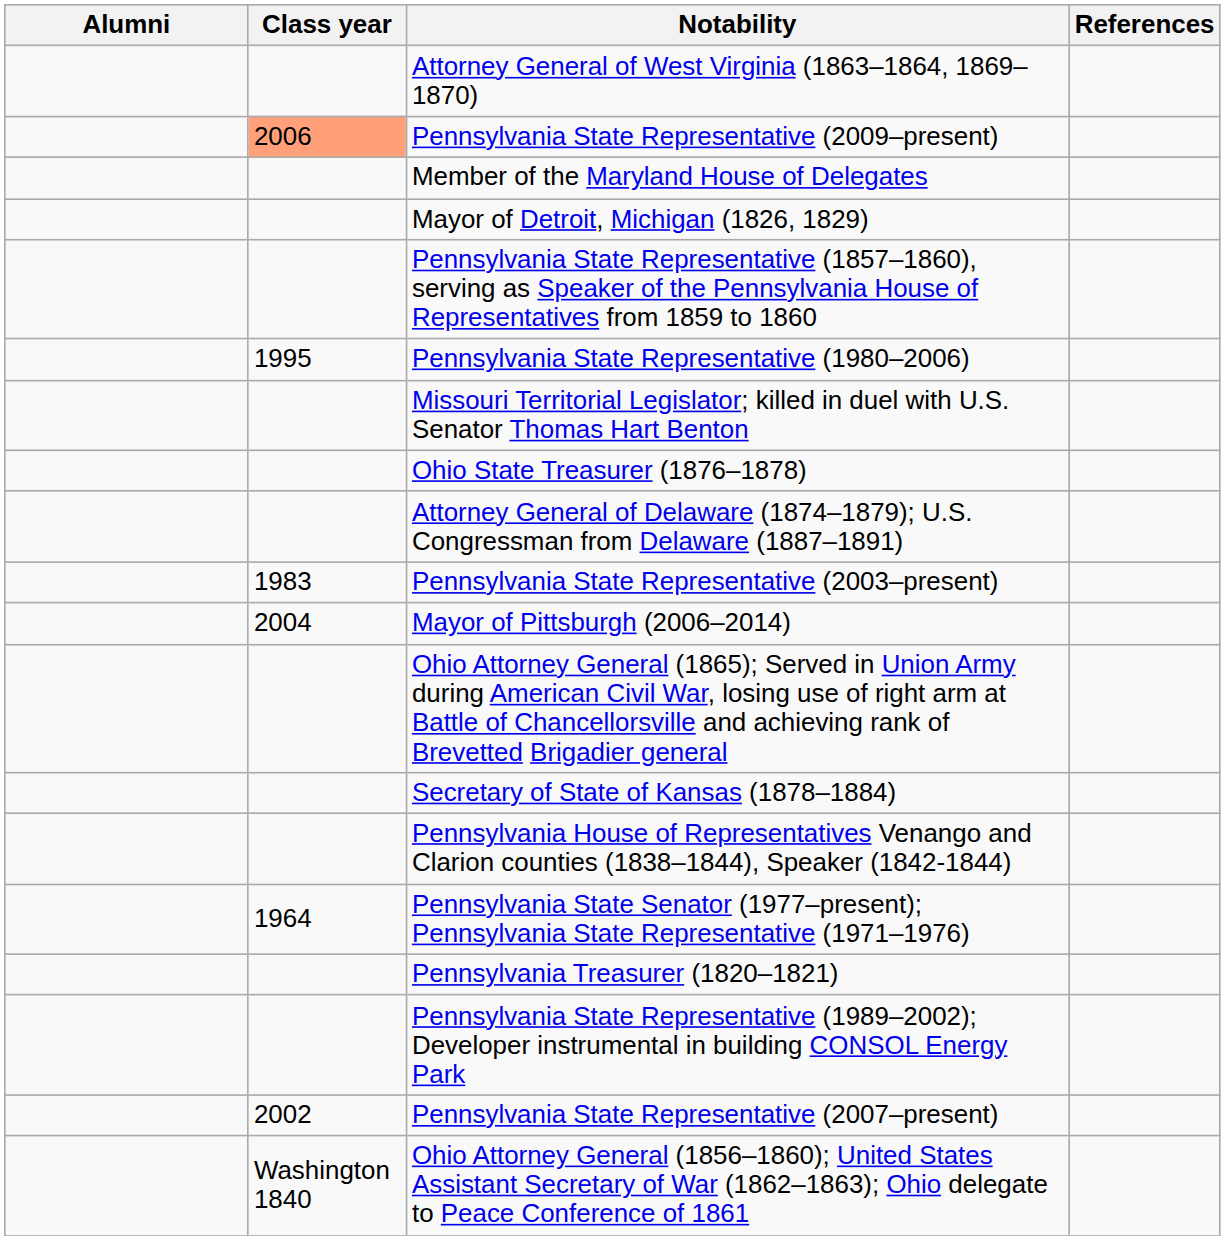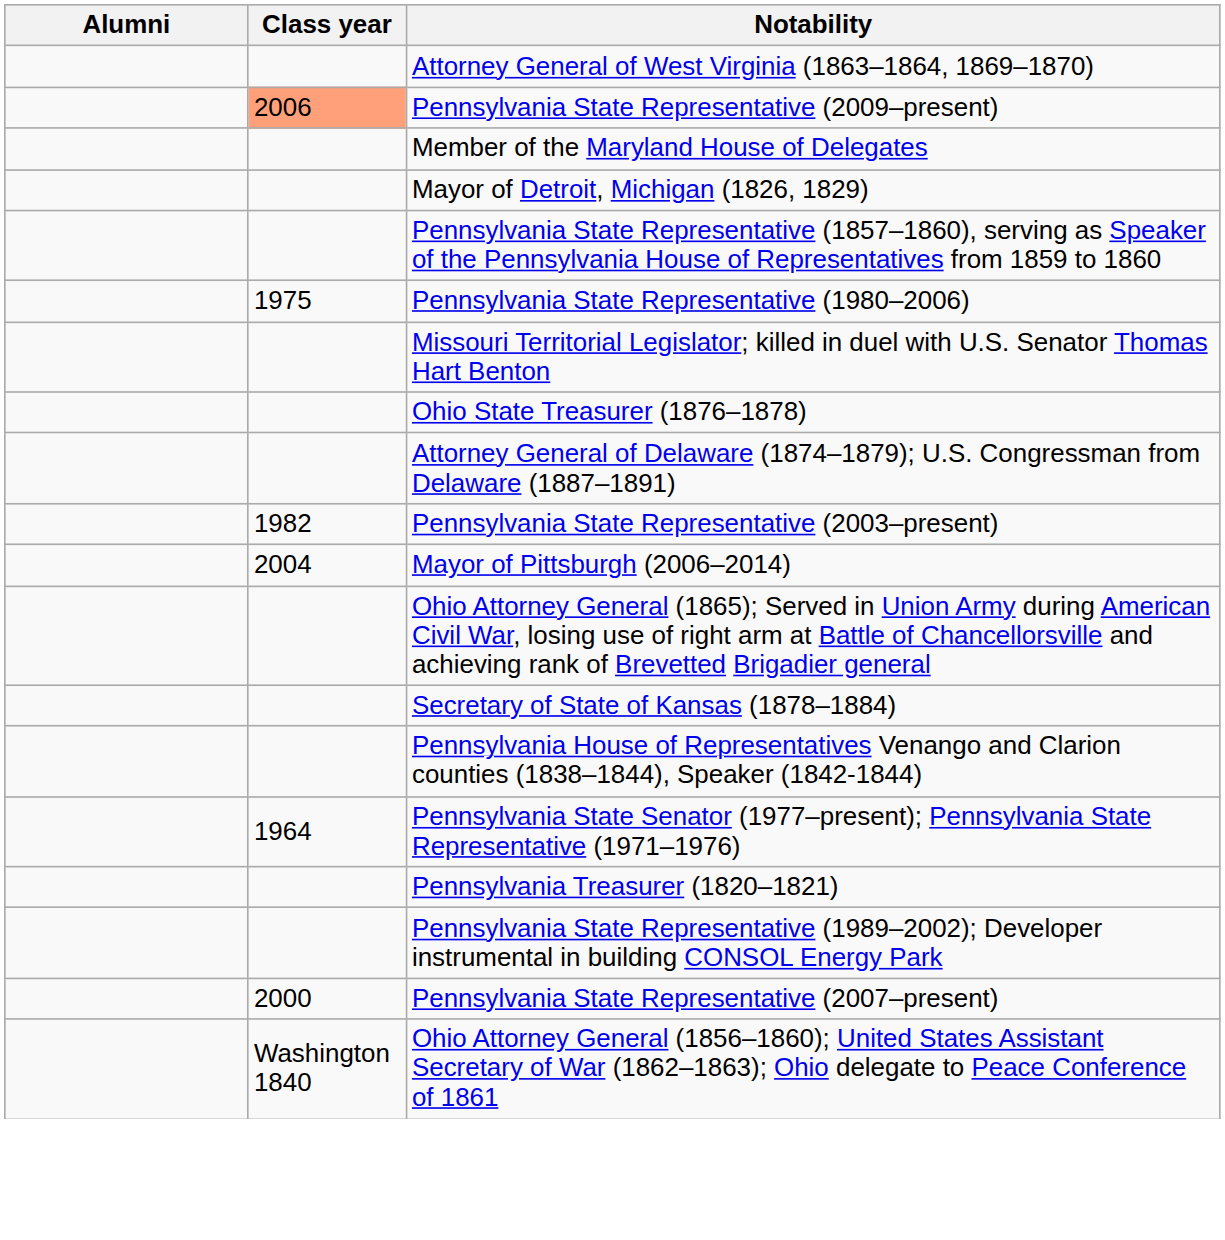- column: (1145, 25)
(283, 359) 1995 -> (283, 300) 1975
(283, 581) 1983 -> (283, 523) 1982
(283, 1114) 2002 -> (283, 998) 2000
